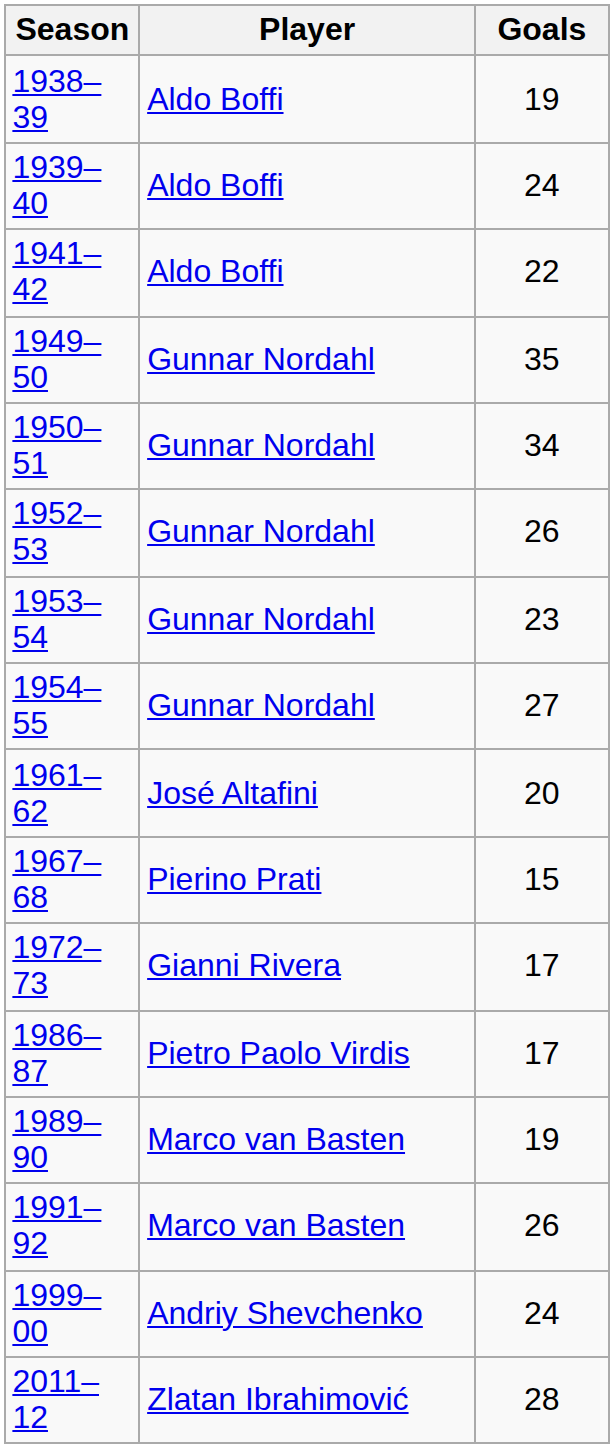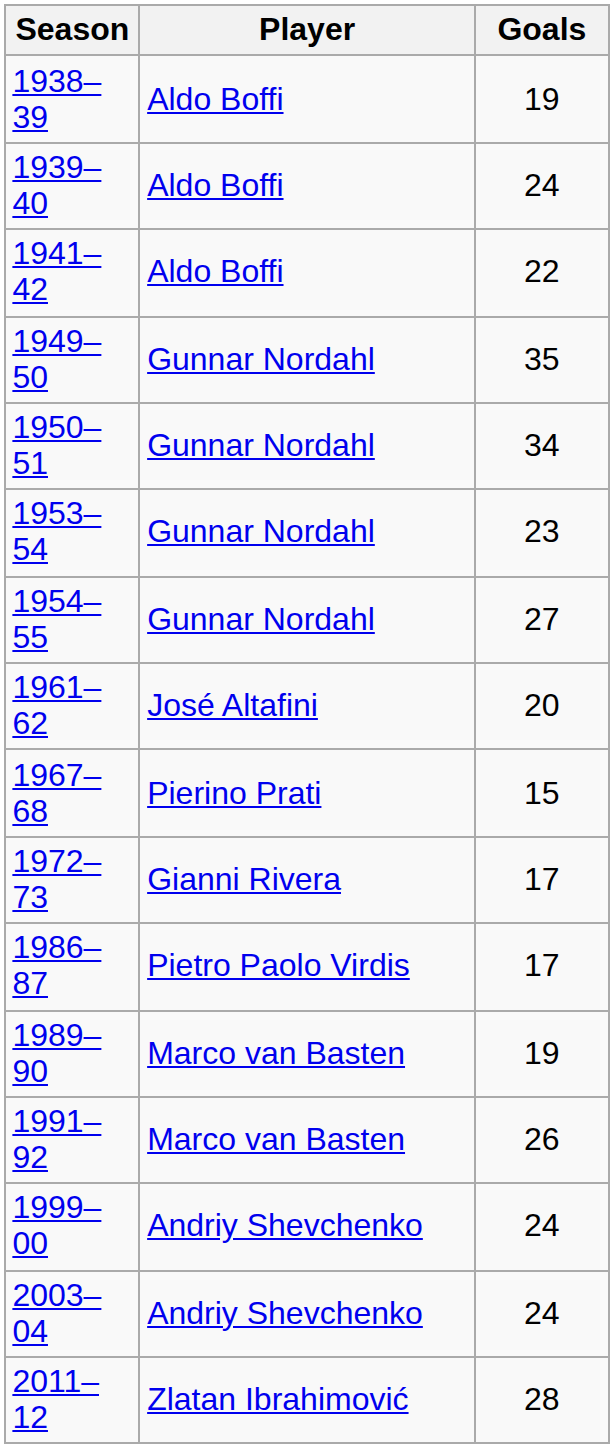- row: (57, 532)
+ row: (57, 1313)
